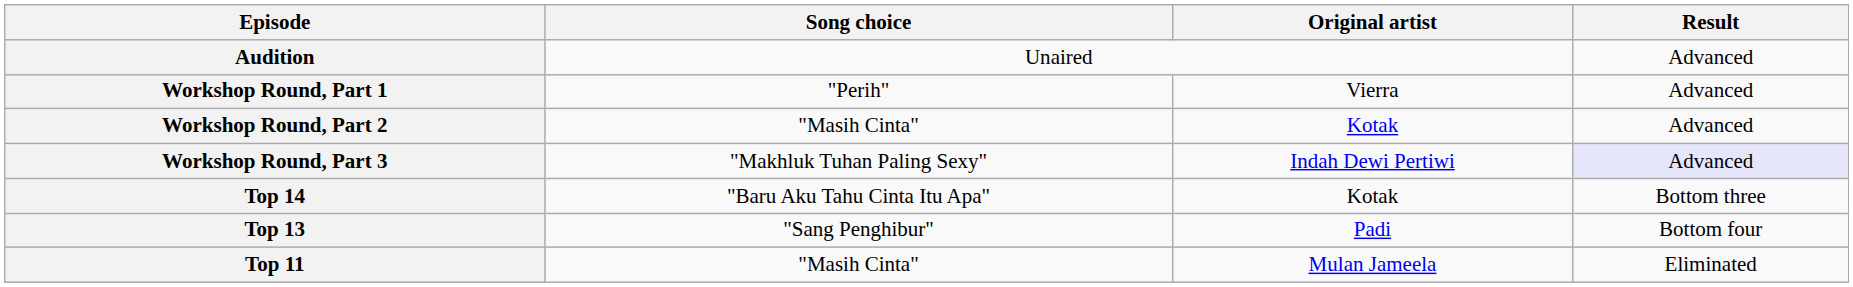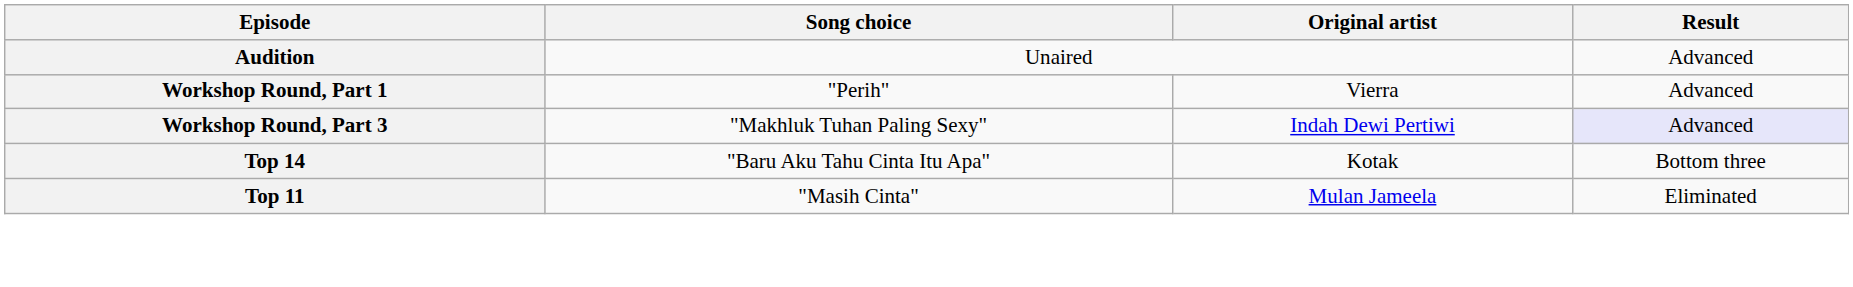- row: (275, 126)
- row: (275, 230)
